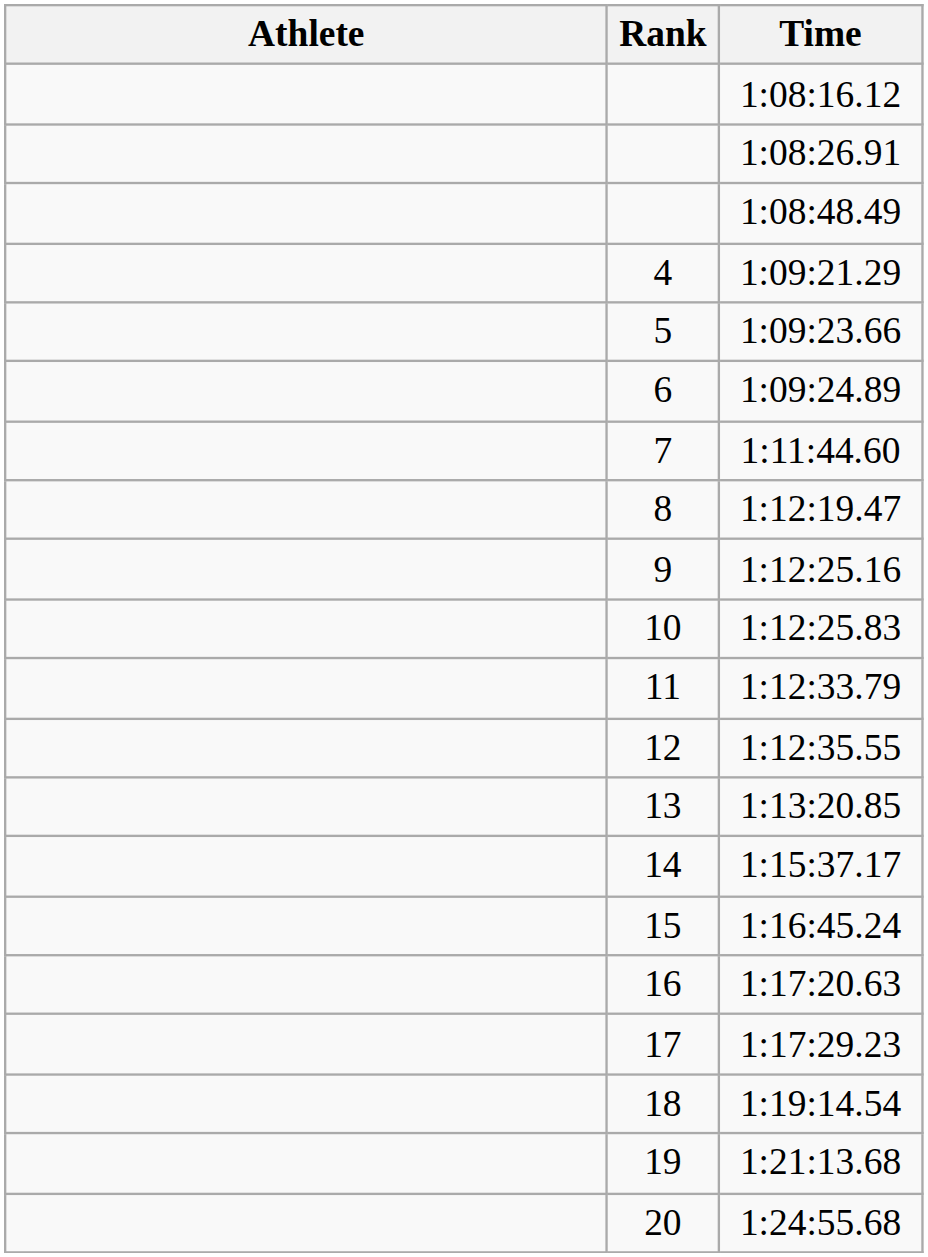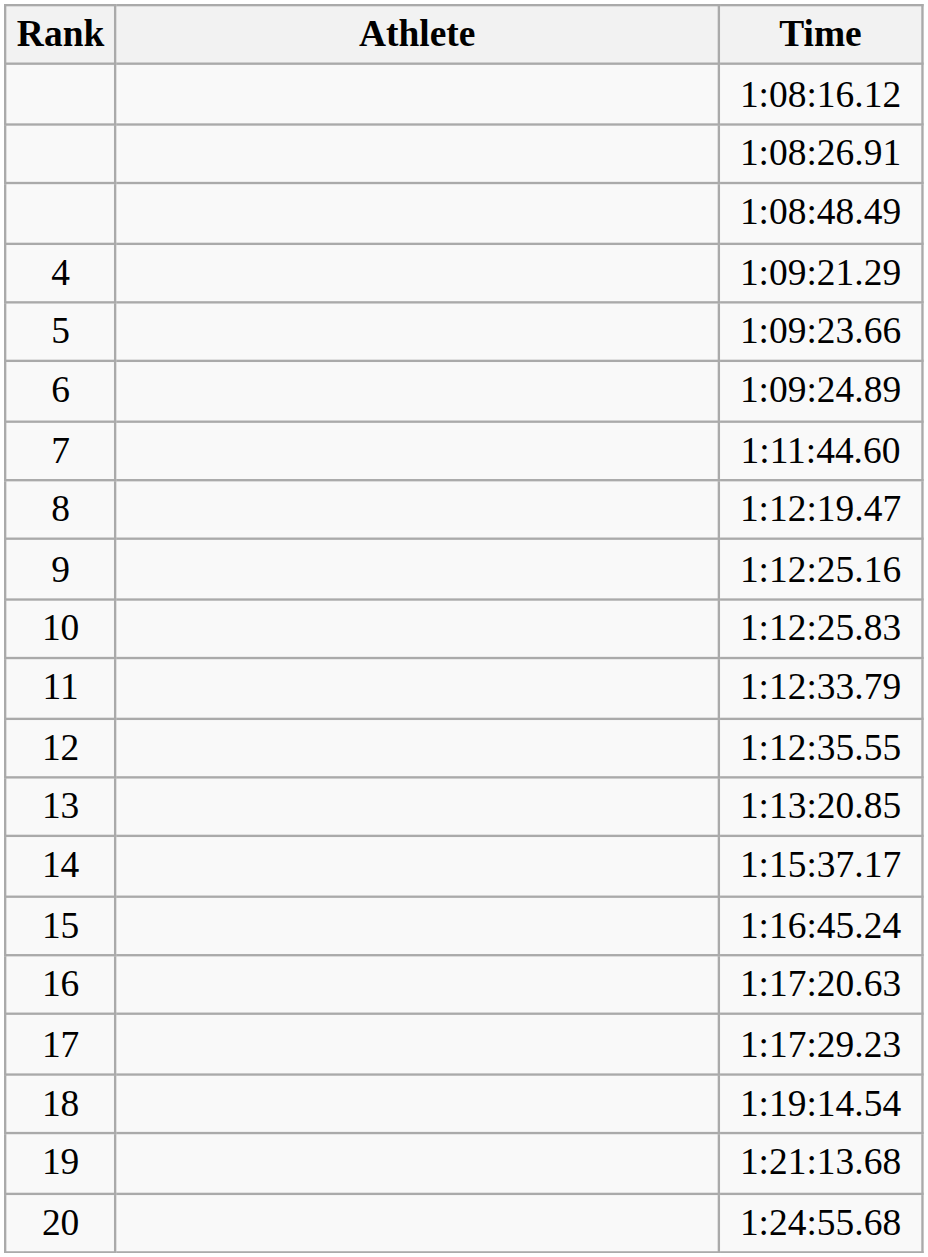columns swapped: (663, 34) <-> (306, 34)
